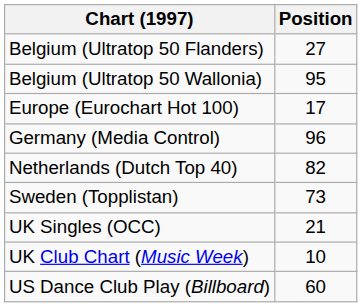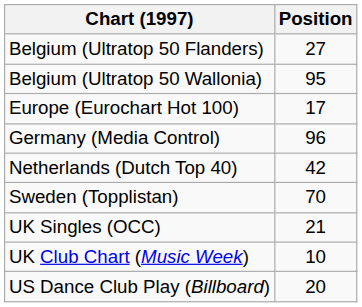(316, 167) 82 -> (316, 167) 42
(316, 197) 73 -> (316, 197) 70
(316, 286) 60 -> (316, 286) 20
